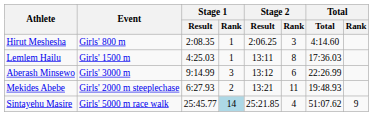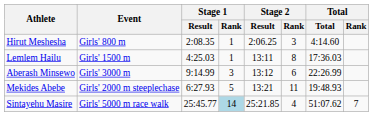(231, 88) 2 -> (231, 88) 5
(356, 104) 9 -> (356, 104) 7
